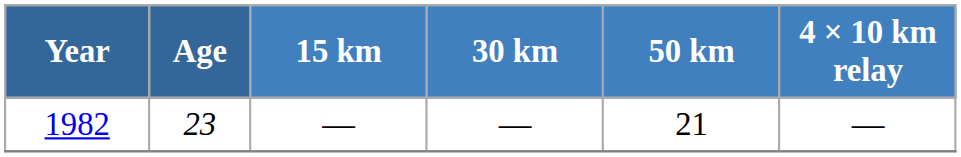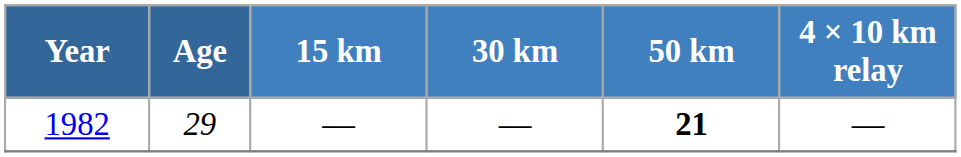(200, 124) 23 -> (200, 124) 29
(692, 124) normal -> (692, 124) bold
